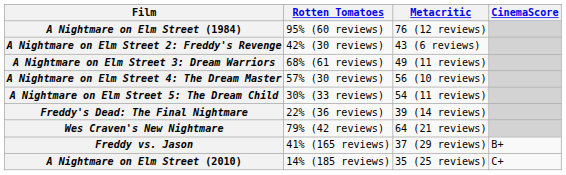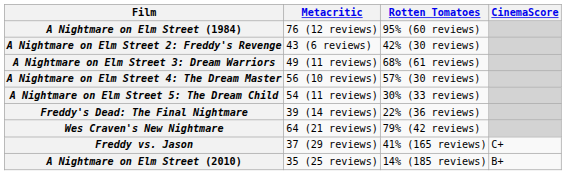columns swapped: (338, 13) <-> (441, 13)
(497, 145) B+ -> (497, 145) C+
(497, 161) C+ -> (497, 161) B+
